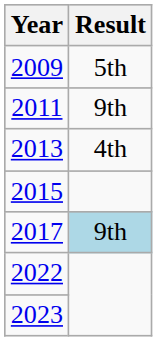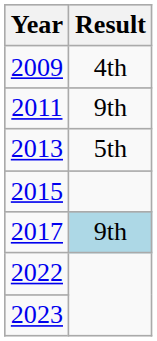(110, 66) 5th -> (110, 66) 4th
(110, 149) 4th -> (110, 149) 5th
